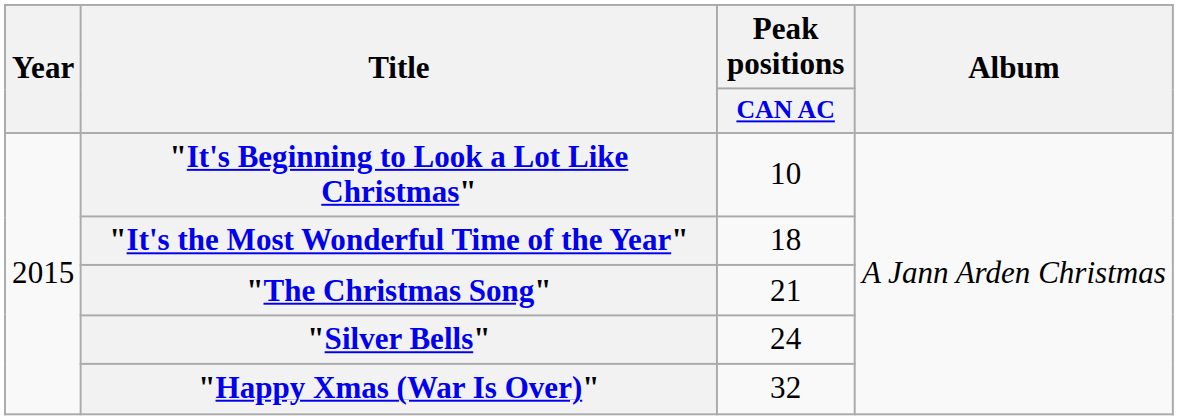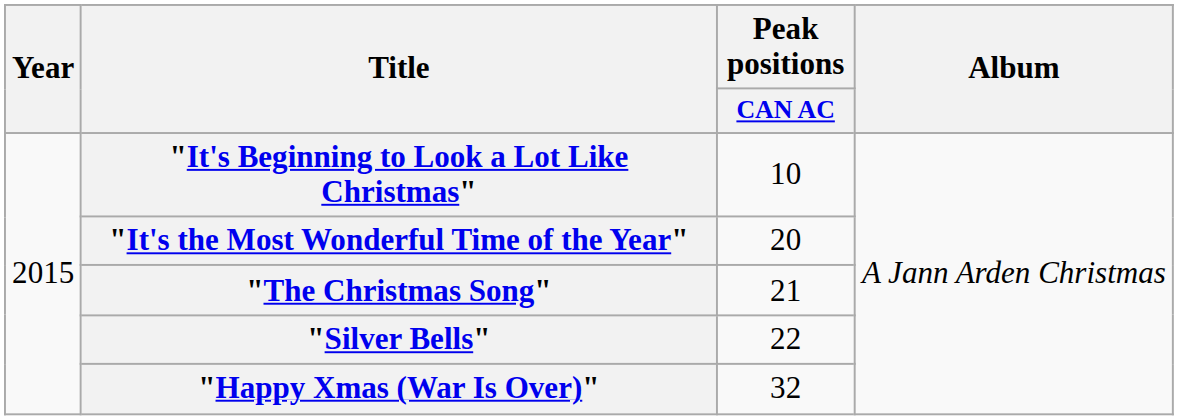(786, 240) 18 -> (786, 240) 20
(786, 339) 24 -> (786, 339) 22
